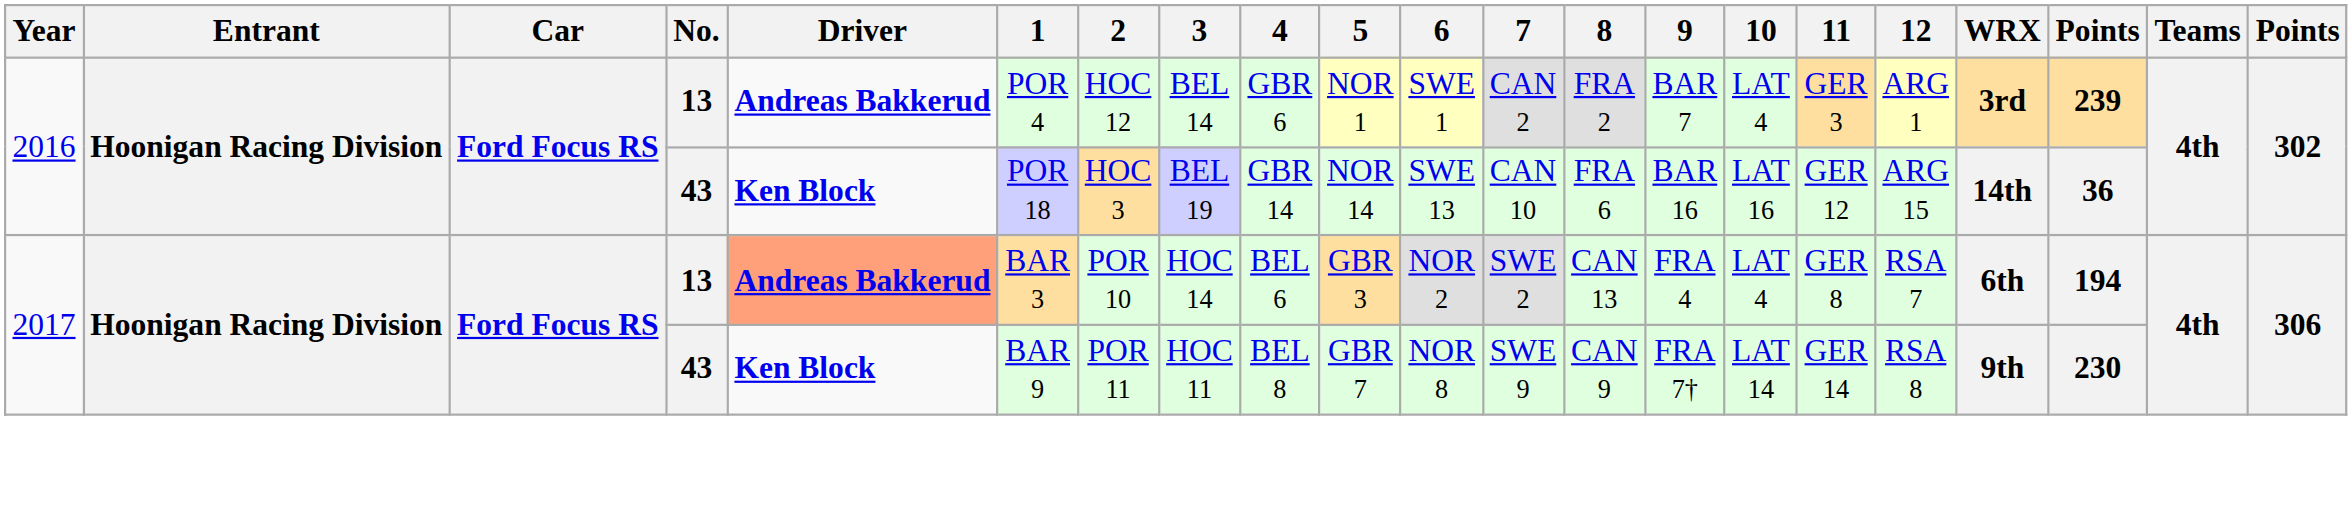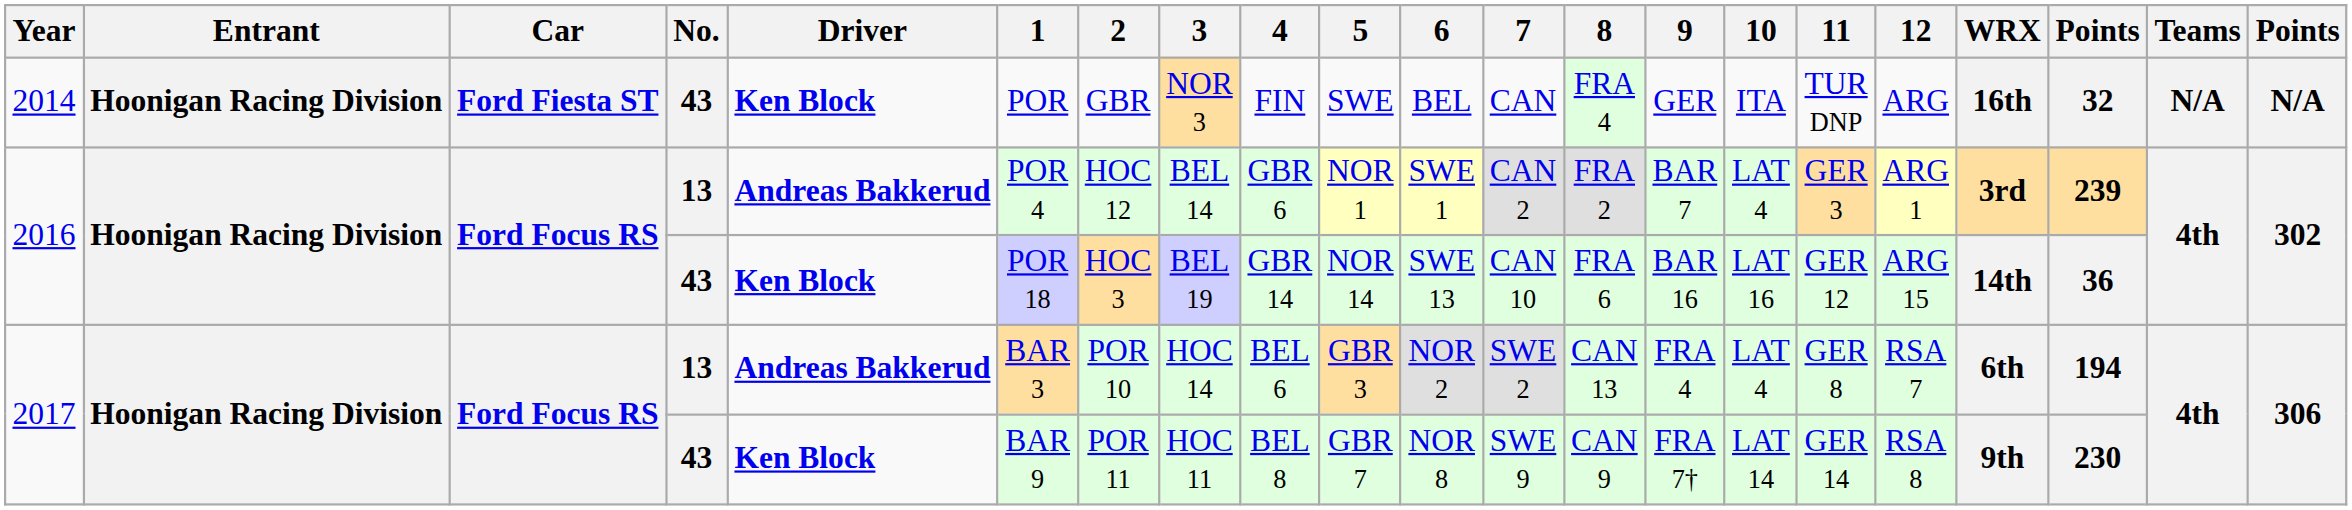+ row: (44, 101)
(862, 280) lightsalmon background -> (862, 369) no background
